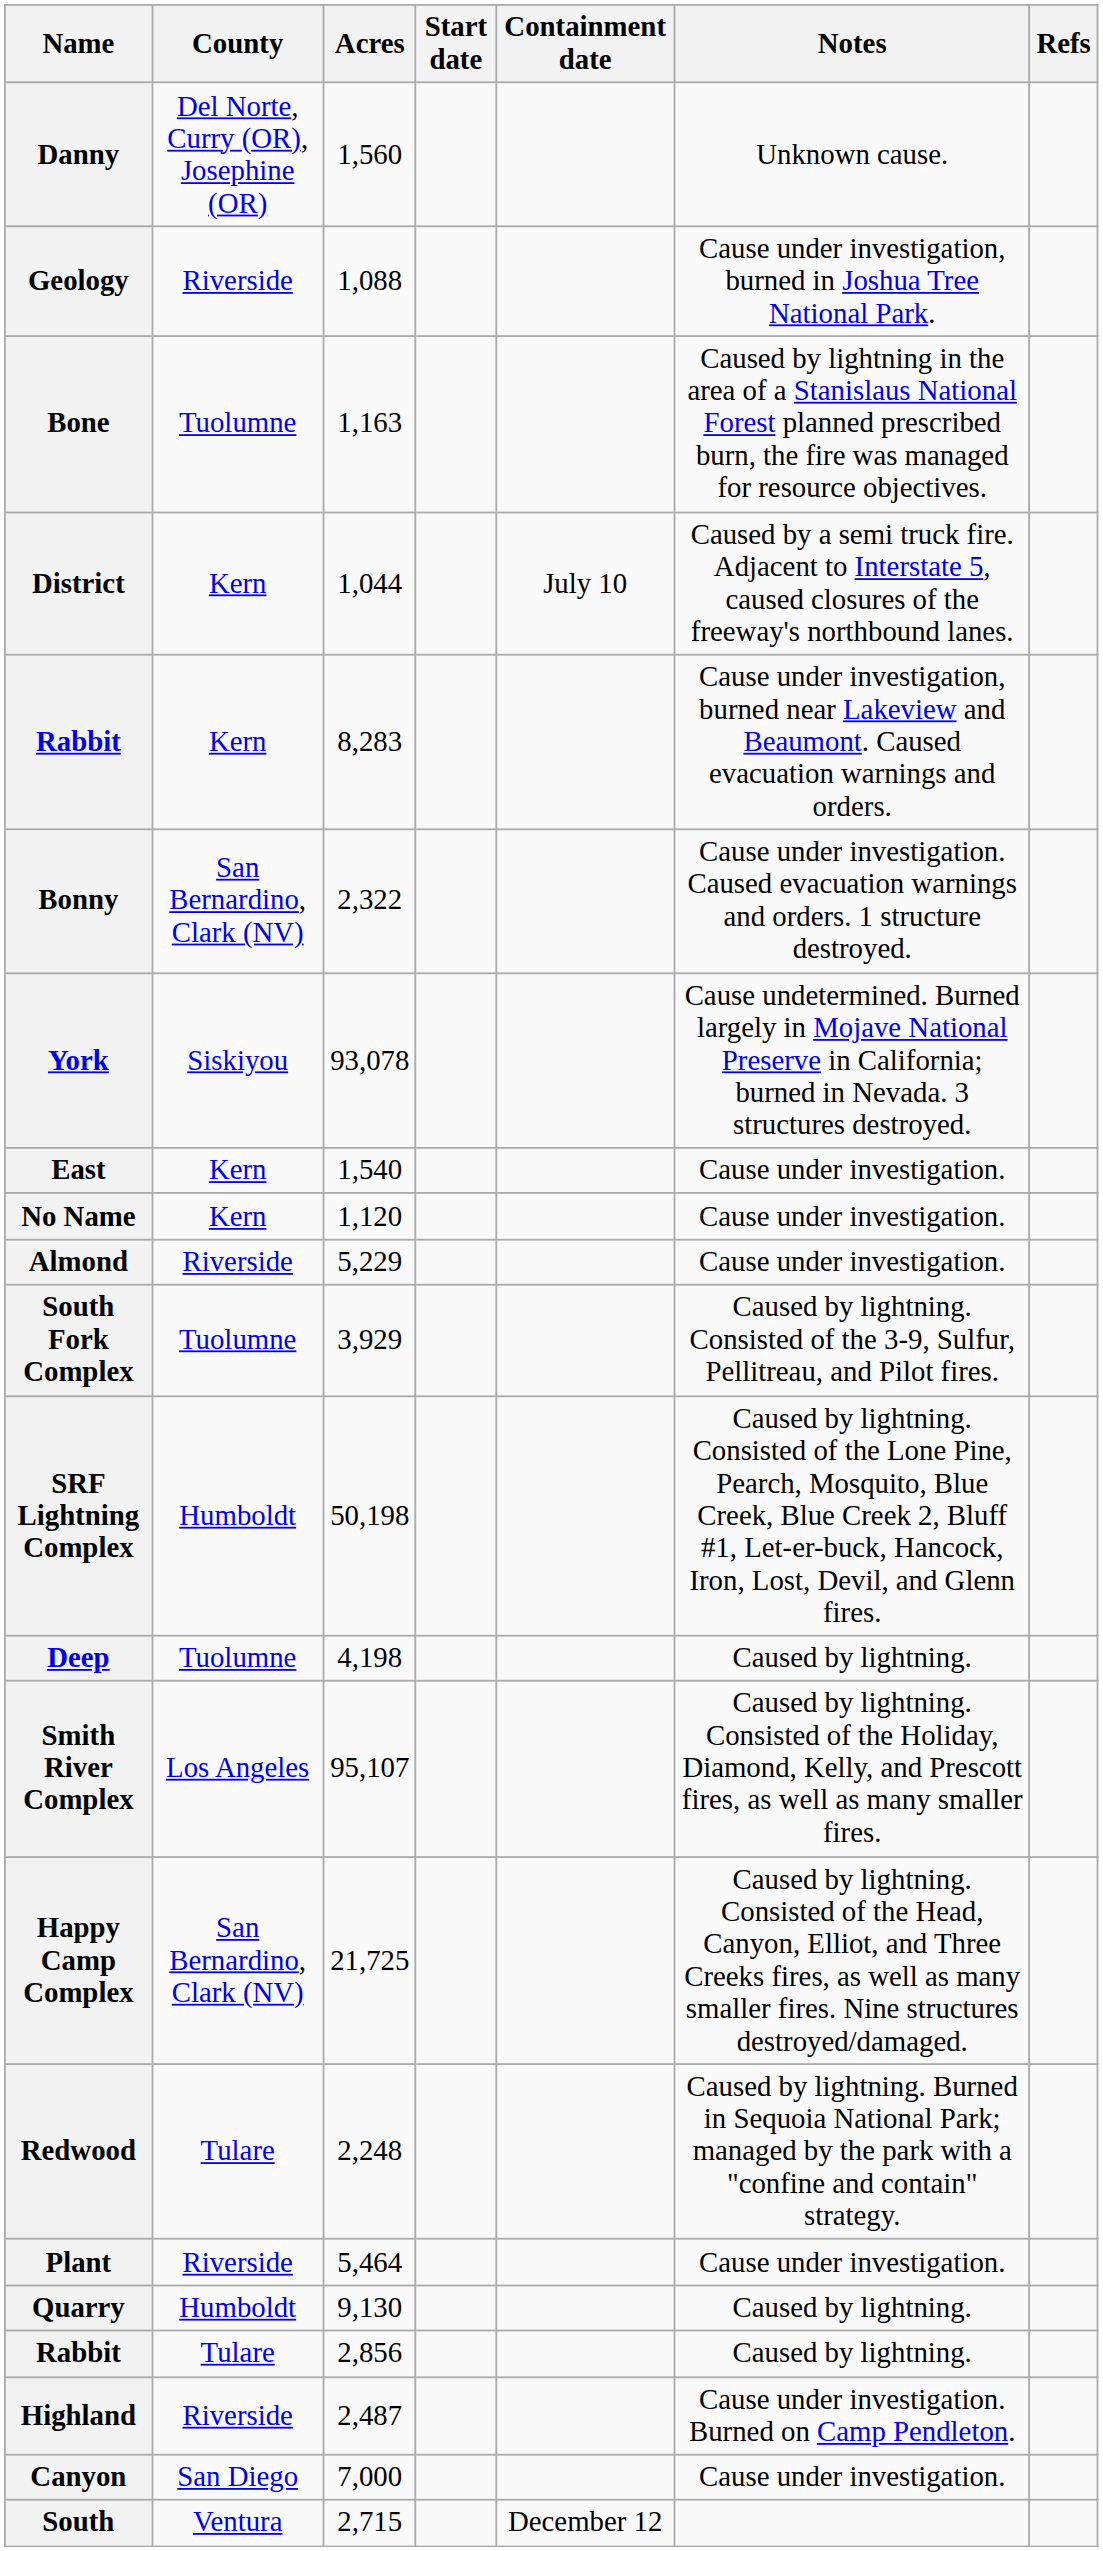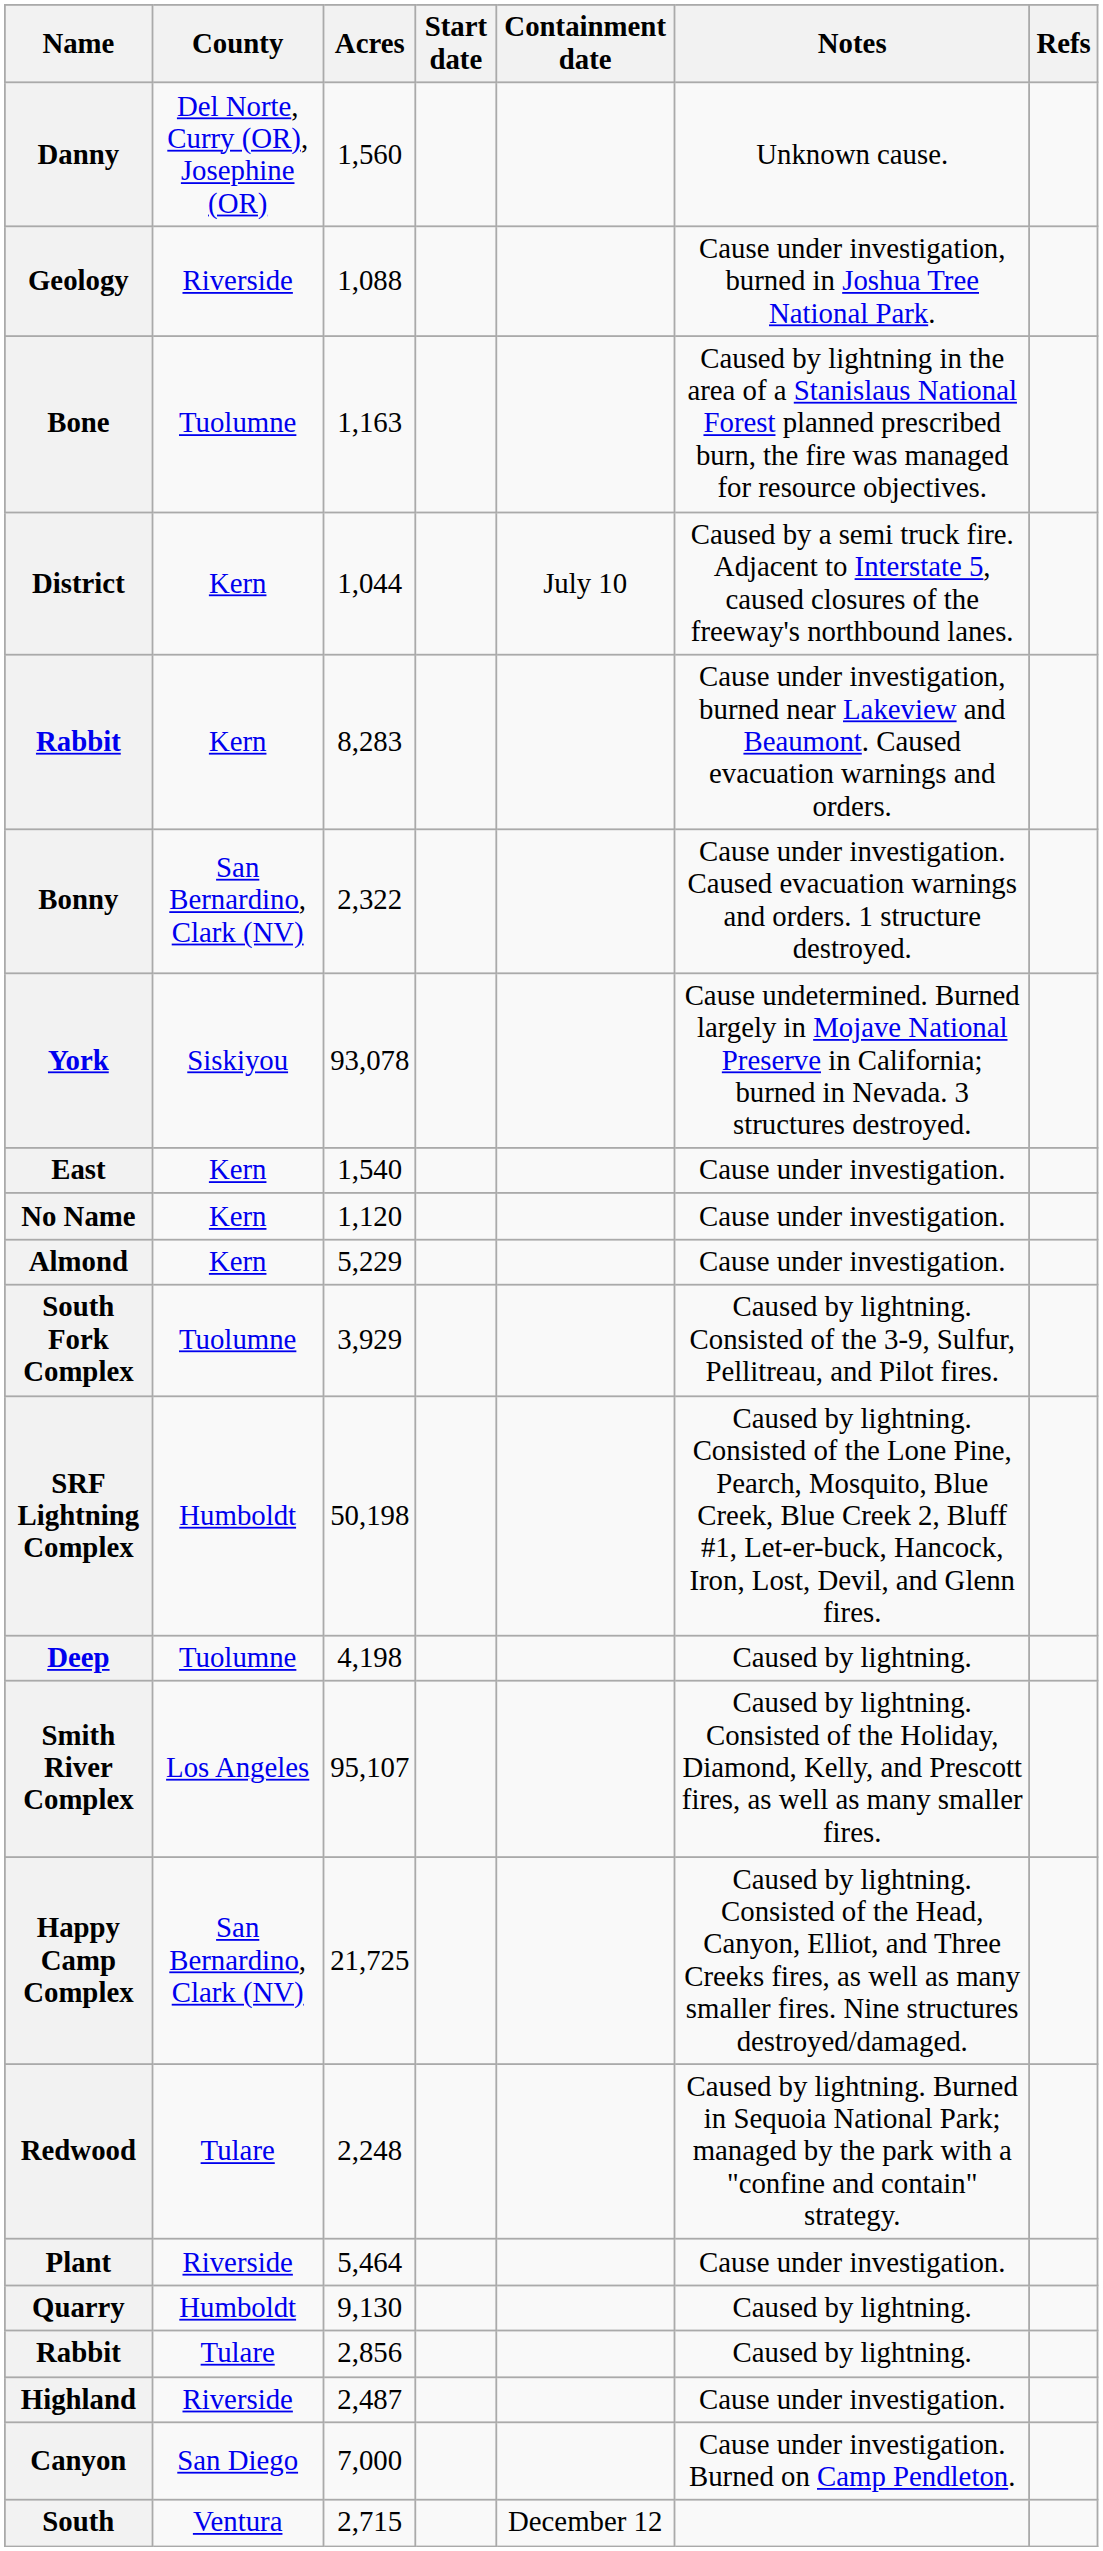(238, 1261) Riverside -> (238, 1261) Kern
(852, 2415) Cause under investigation. Burned on Camp Pendleton. -> (852, 2398) Cause under investigation.
(852, 2476) Cause under investigation. -> (852, 2460) Cause under investigation. Burned on Camp Pendleton.
